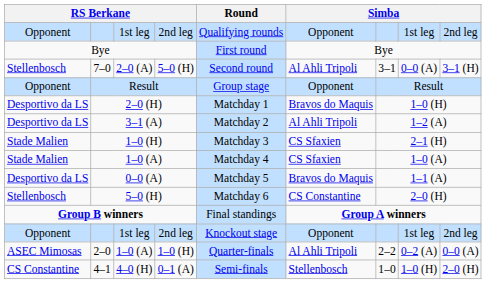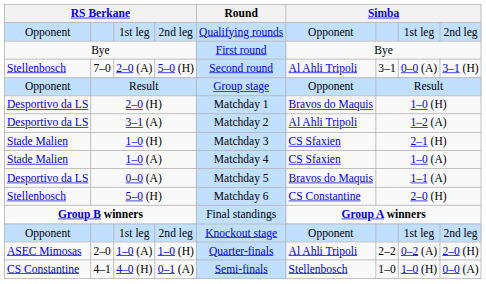(461, 251) 0–0 (A) -> (461, 251) 2–0 (H)
(461, 269) 2–0 (H) -> (461, 269) 0–0 (A)
